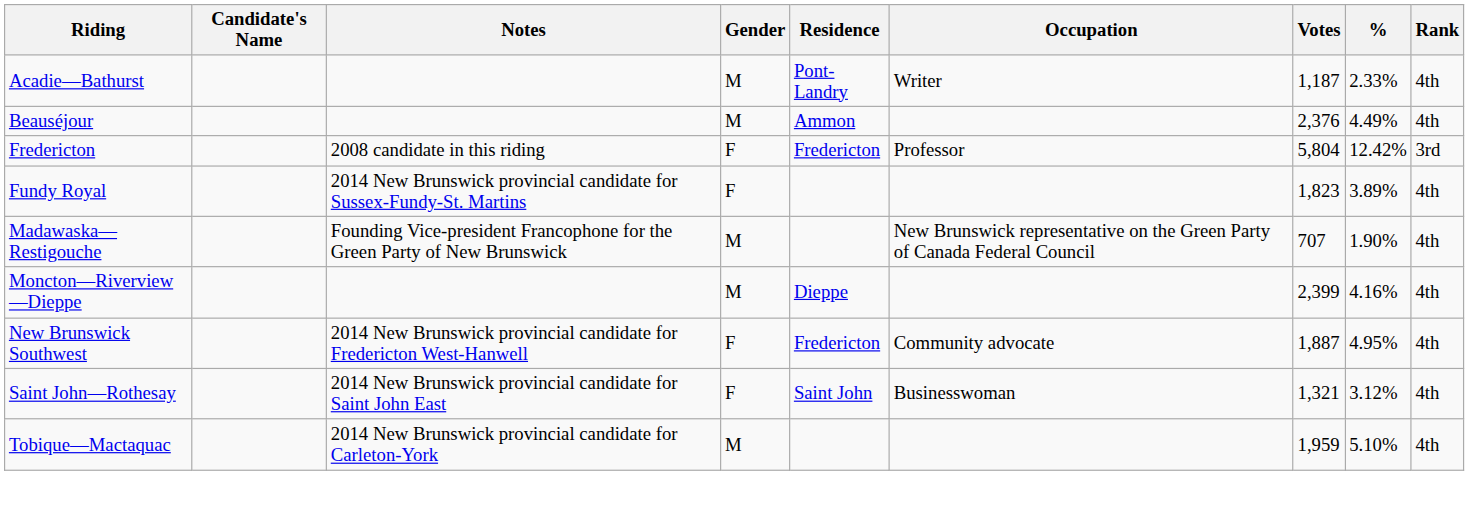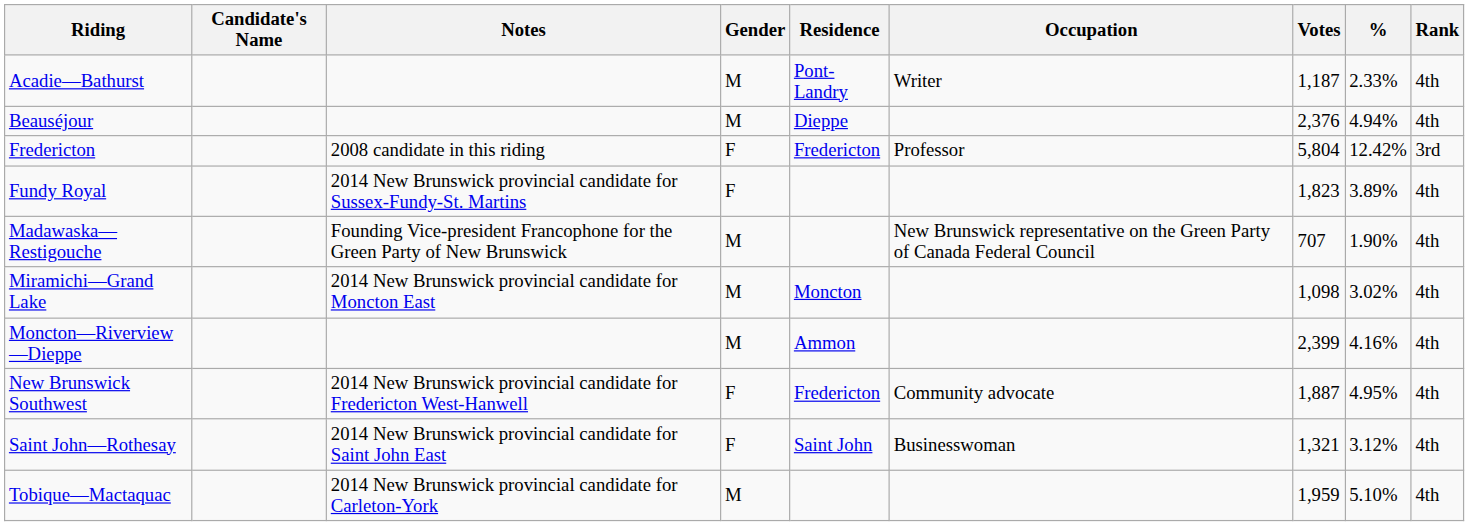(825, 120) Ammon -> (821, 120) Dieppe
(1373, 120) 4.49% -> (1373, 120) 4.94%
+ row: (81, 292)
(821, 292) Dieppe -> (825, 342) Ammon
